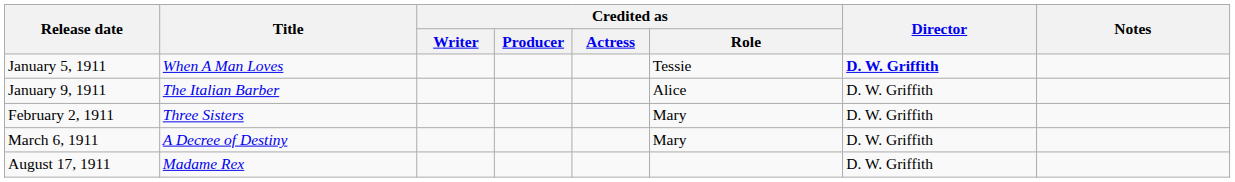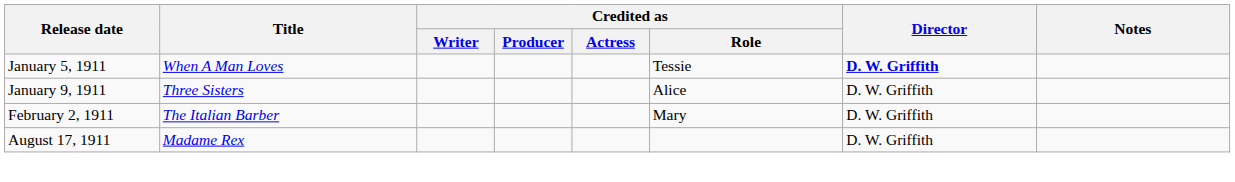(221, 90) The Italian Barber -> (203, 90) Three Sisters
(203, 115) Three Sisters -> (221, 115) The Italian Barber
- row: (53, 139)
